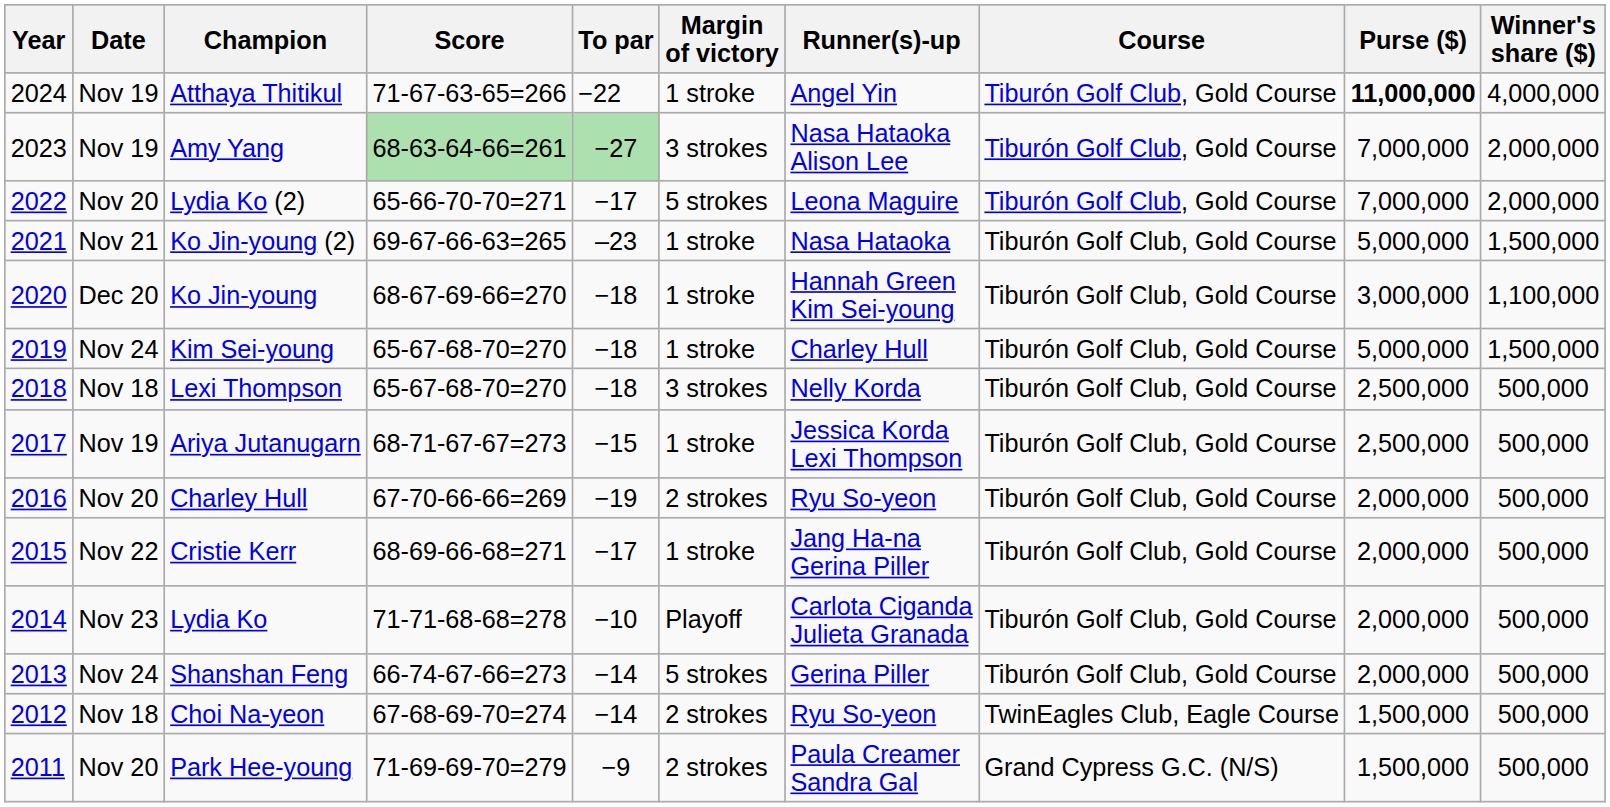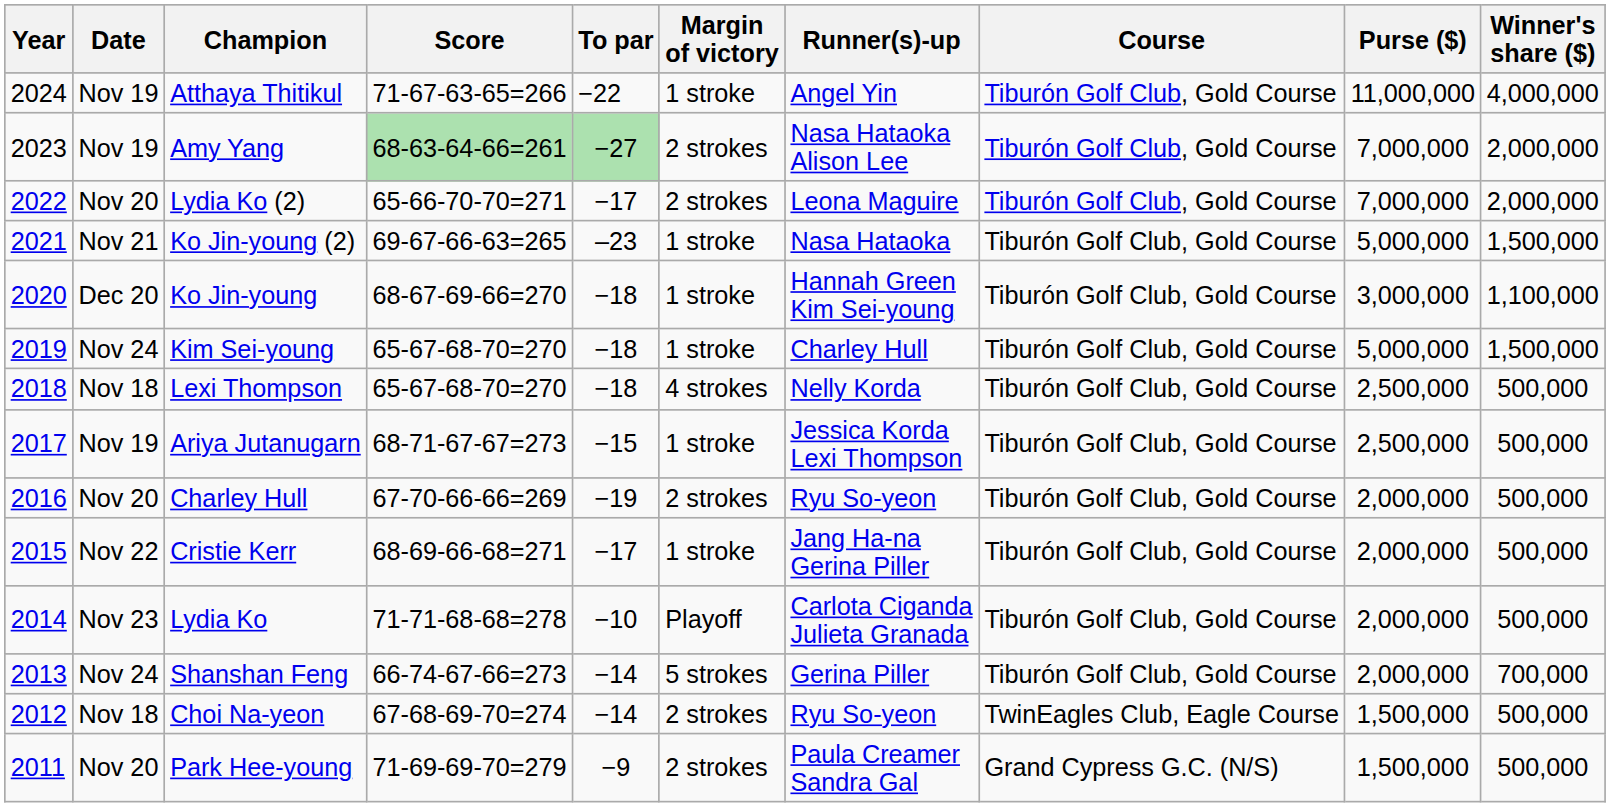(1413, 93) bold -> (1413, 93) normal
(716, 147) 3 strokes -> (716, 147) 2 strokes
(716, 201) 5 strokes -> (716, 201) 2 strokes
(716, 389) 3 strokes -> (716, 389) 4 strokes
(1543, 674) 500,000 -> (1543, 674) 700,000
